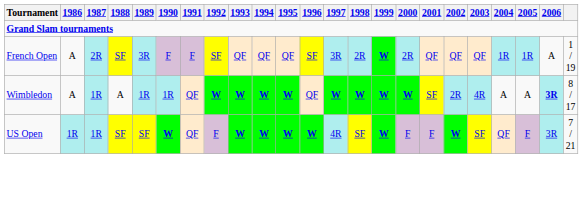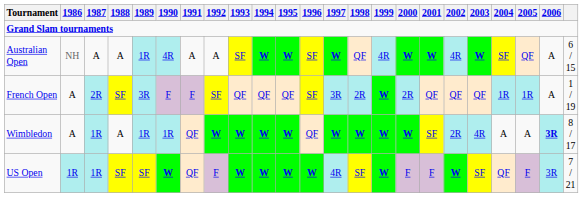+ row: (27, 56)
